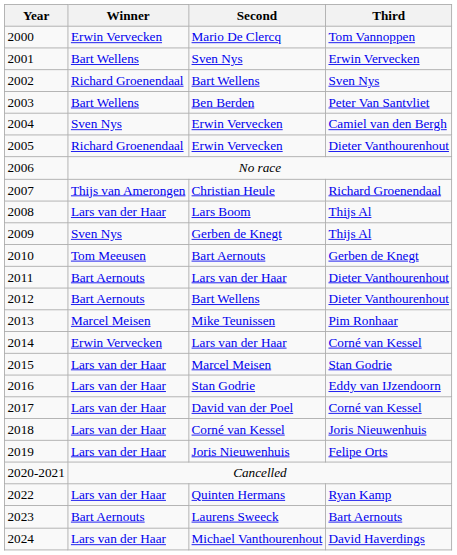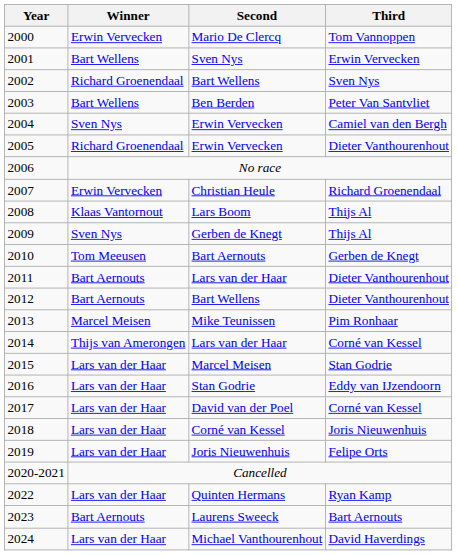(128, 190) Thijs van Amerongen -> (116, 190) Erwin Vervecken
(118, 211) Lars van der Haar -> (117, 211) Klaas Vantornout
(116, 342) Erwin Vervecken -> (128, 342) Thijs van Amerongen
